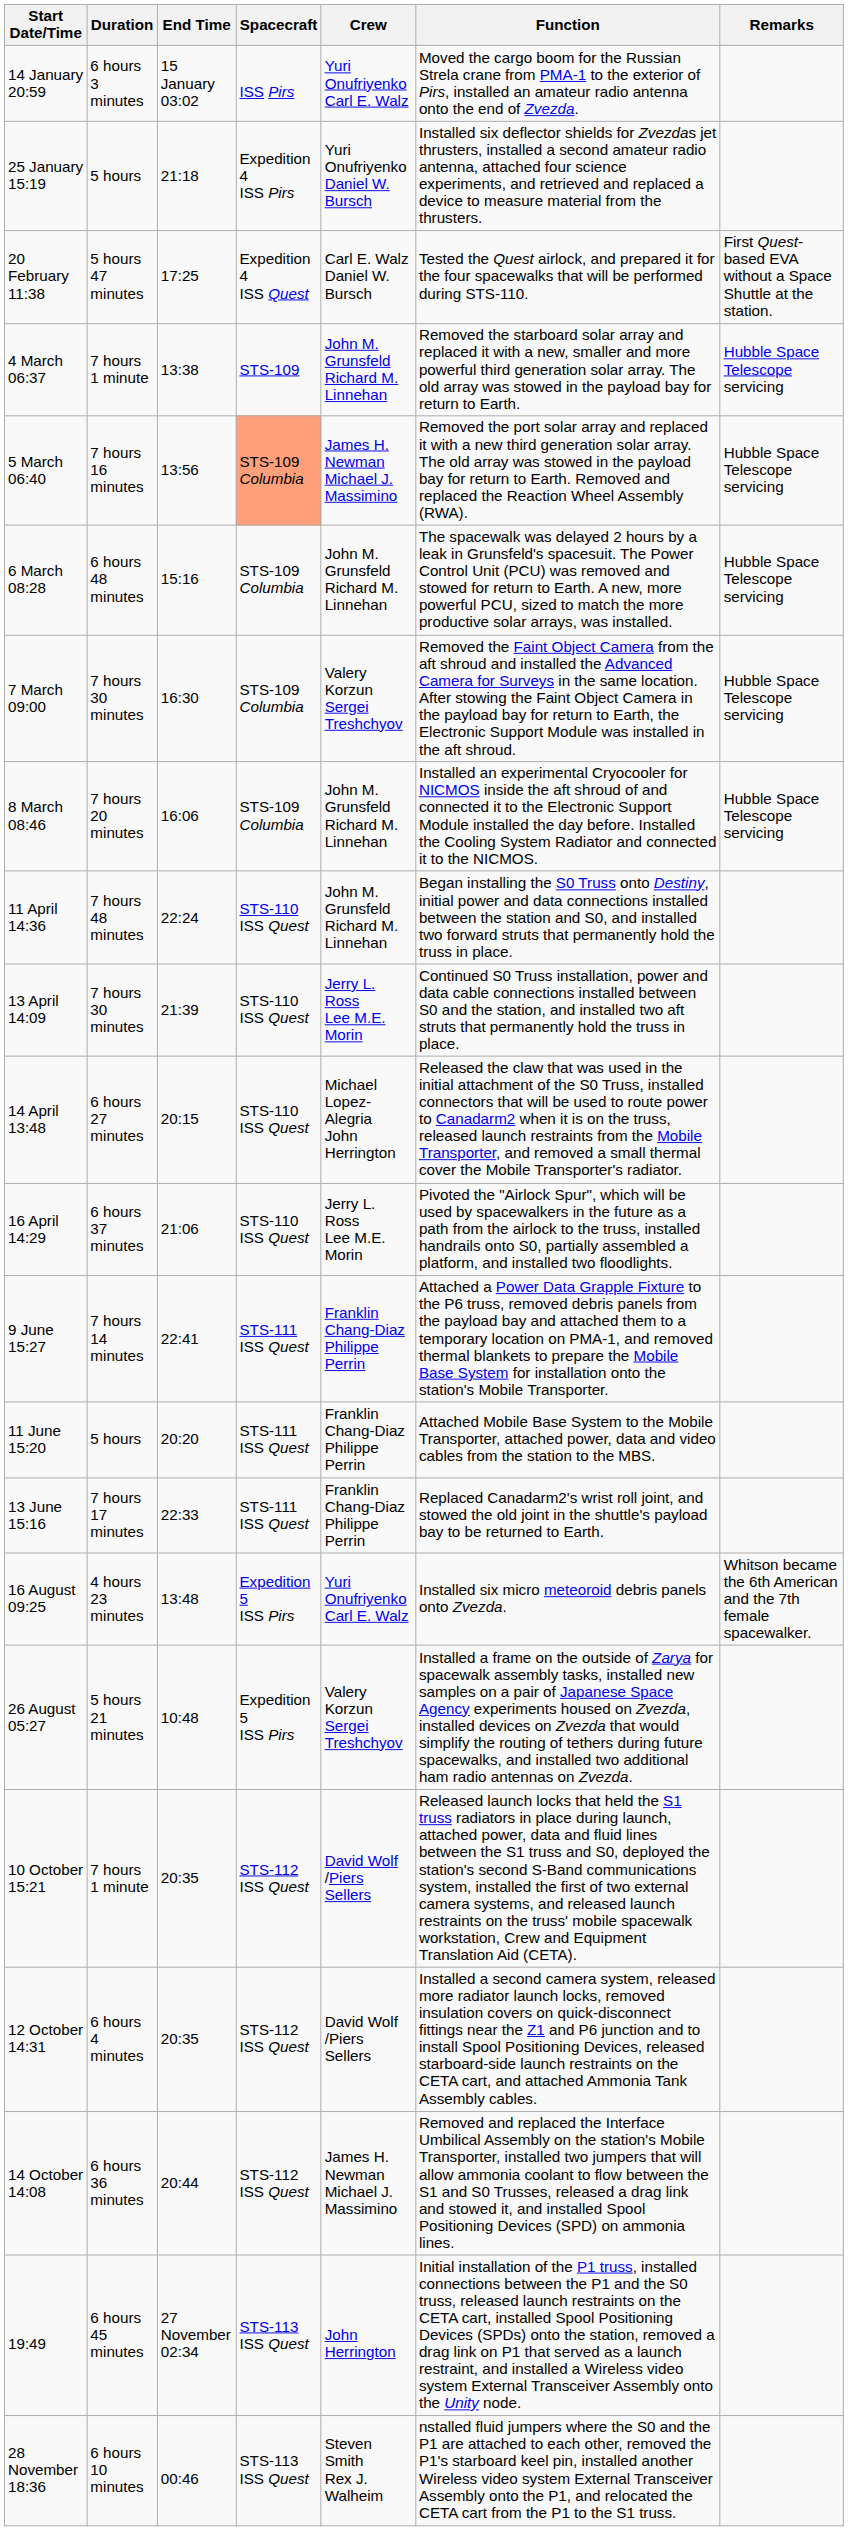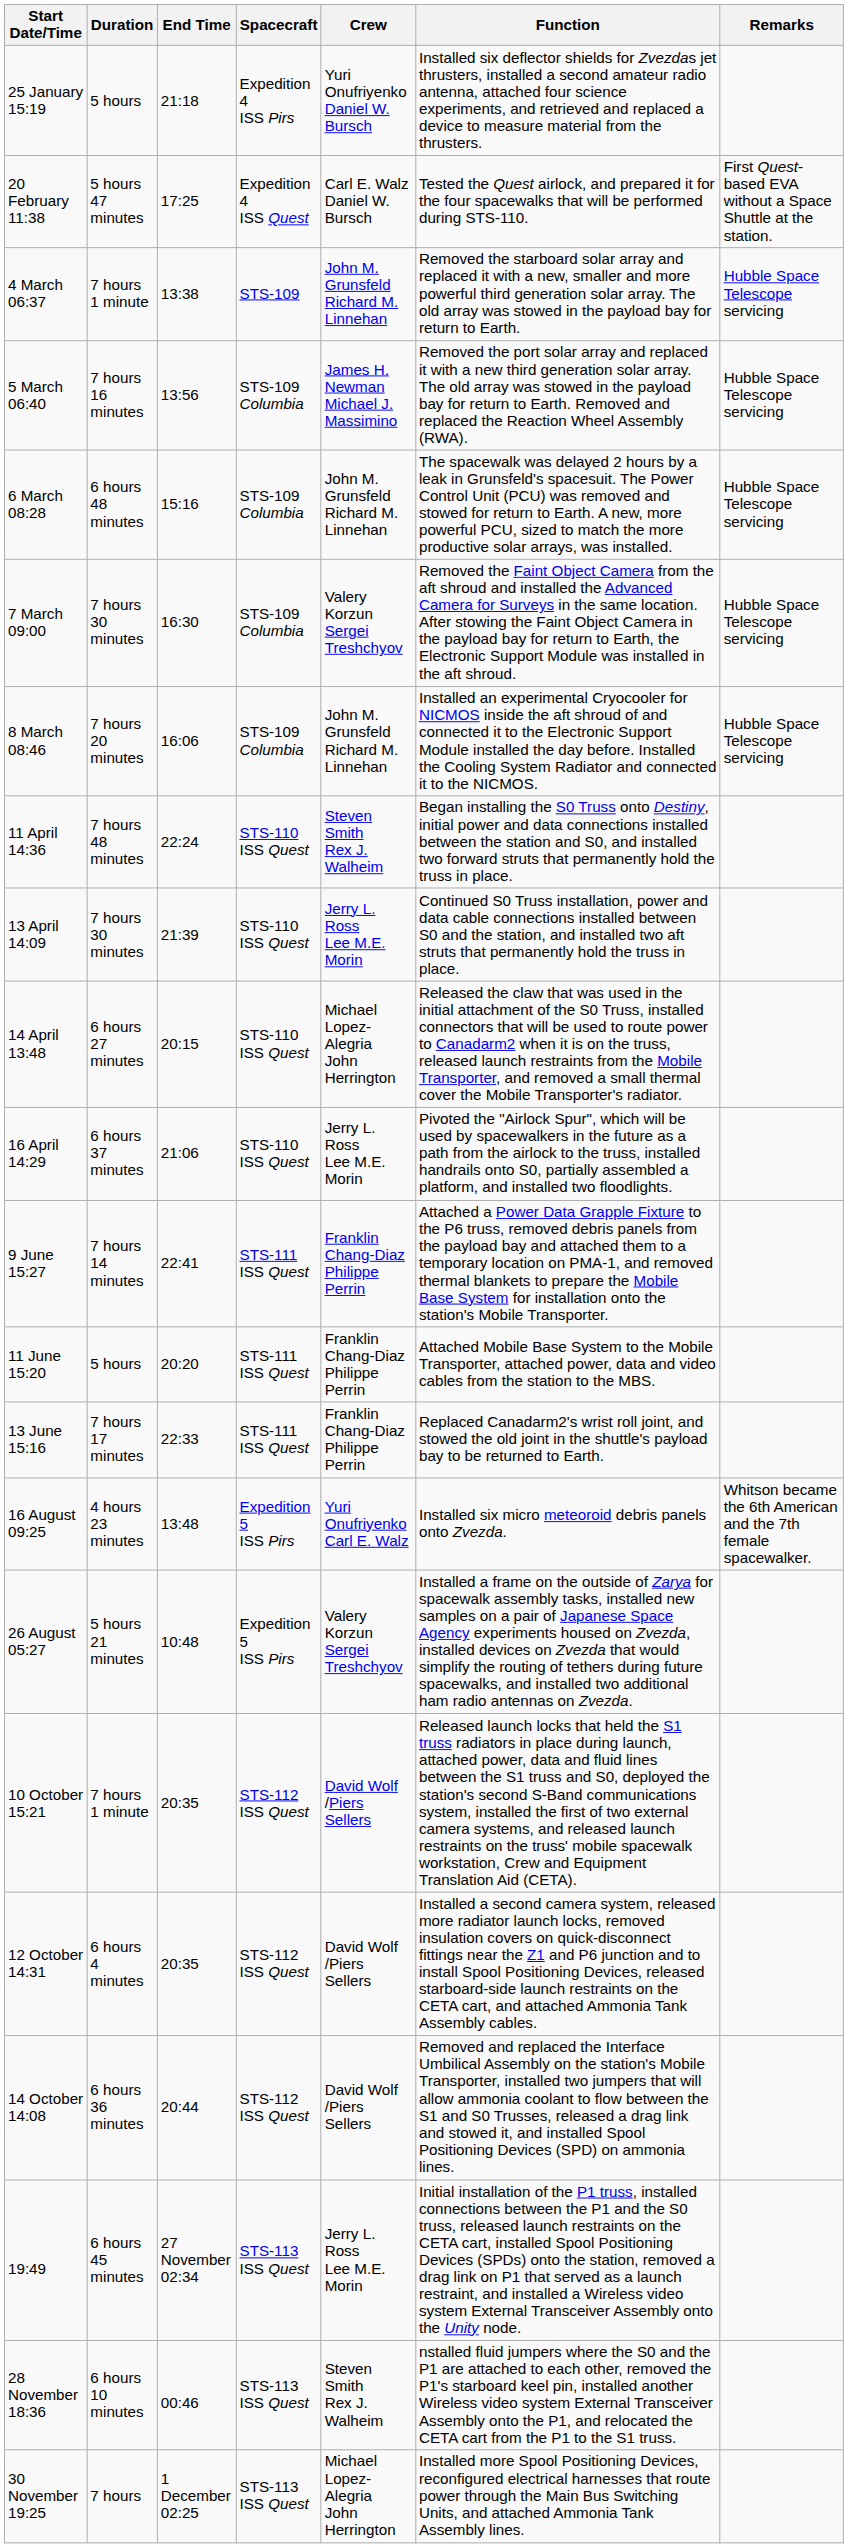- row: (46, 83)
(272, 470) lightsalmon background -> (272, 395) no background
(361, 917) John M. Grunsfeld Richard M. Linnehan -> (354, 842) Steven Smith Rex J. Walheim
(361, 2183) James H. Newman Michael J. Massimino -> (361, 2107) David Wolf /Piers Sellers
(360, 2343) John Herrington -> (355, 2259) Jerry L. Ross Lee M.E. Morin
+ row: (43, 2496)
